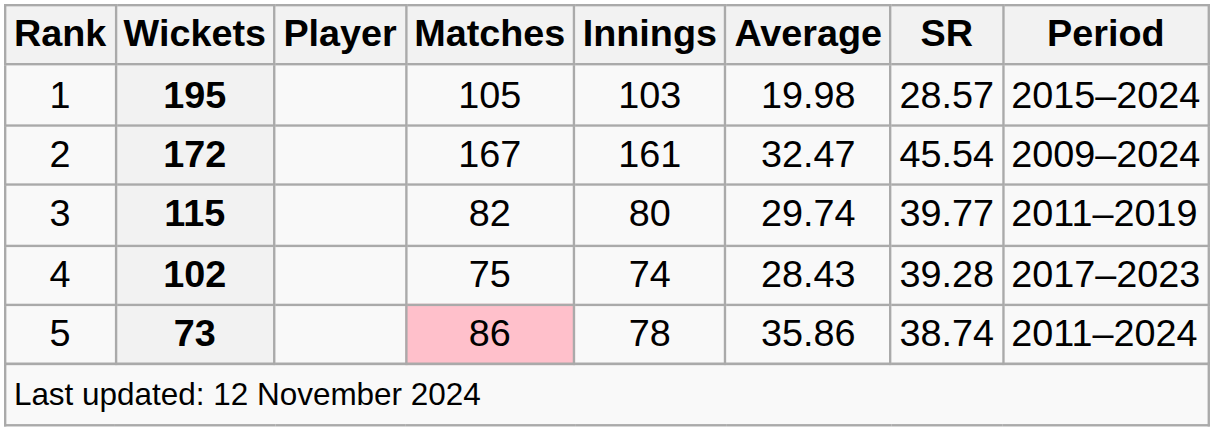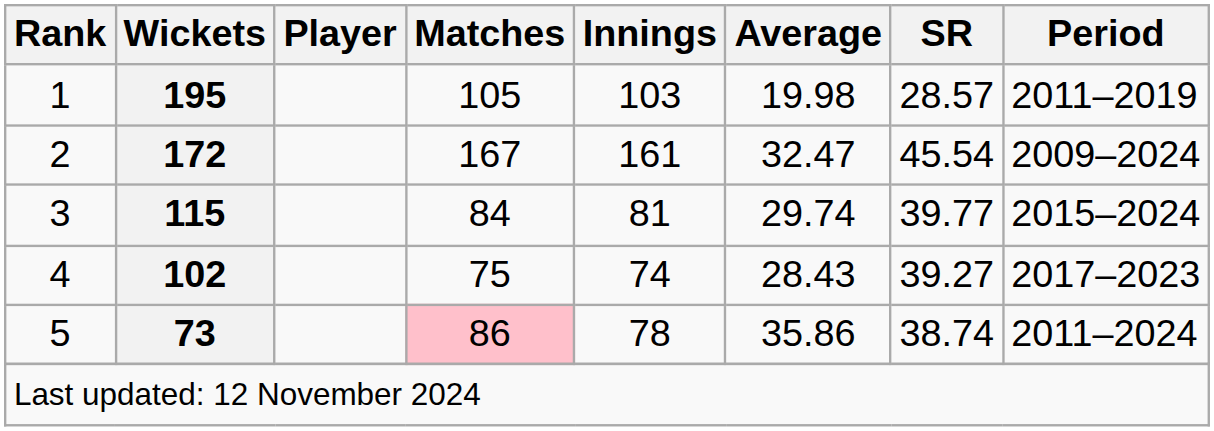(1106, 94) 2015–2024 -> (1104, 94) 2011–2019
(490, 214) 82 -> (490, 214) 84
(650, 214) 80 -> (650, 214) 81
(1104, 214) 2011–2019 -> (1106, 214) 2015–2024
(947, 273) 39.28 -> (947, 273) 39.27
